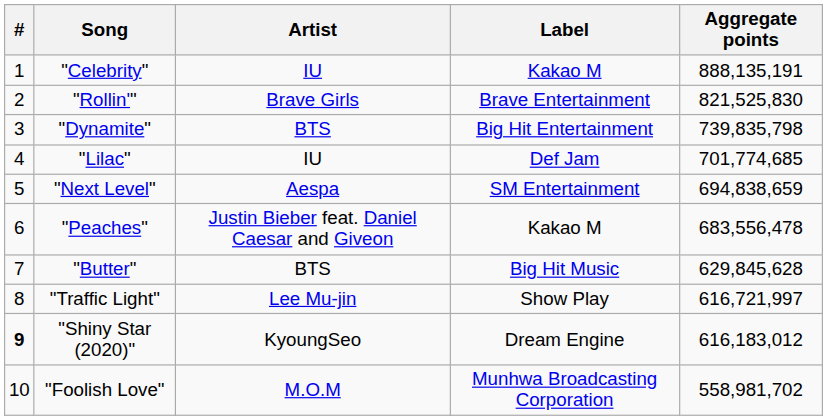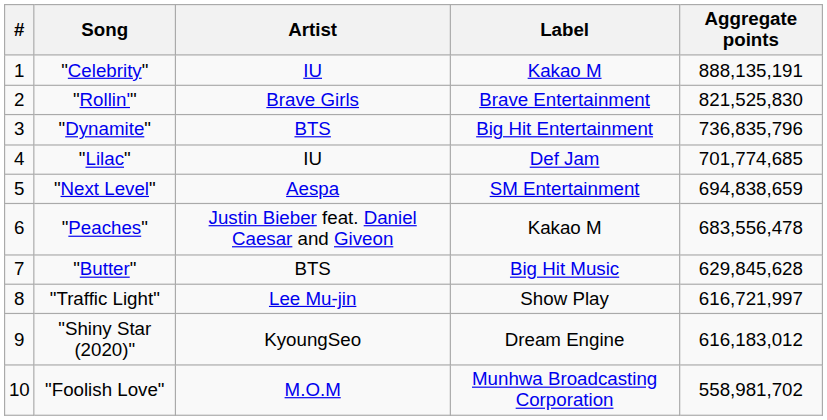(751, 129) 739,835,798 -> (751, 129) 736,835,796
(19, 339) bold -> (19, 339) normal
